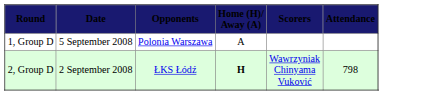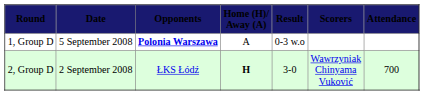+ column: (290, 19)
(175, 41) normal -> (178, 41) bold
(350, 70) 798 -> (391, 70) 700
